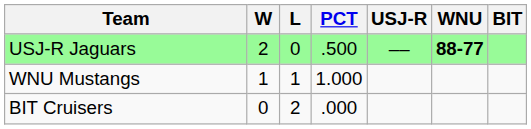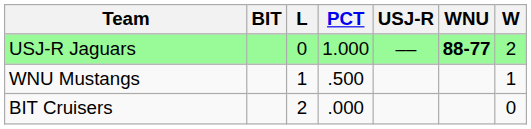columns swapped: (263, 19) <-> (507, 19)
(339, 49) .500 -> (346, 49) 1.000
(339, 78) 1.000 -> (346, 78) .500
